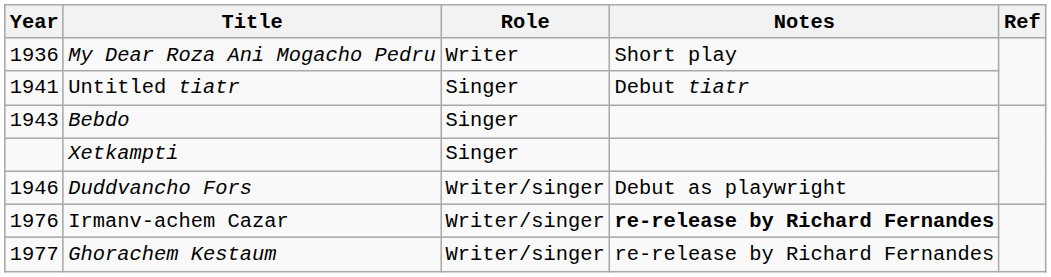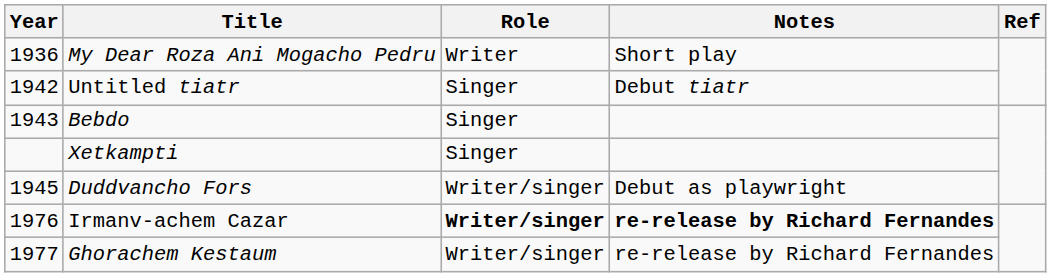(34, 88) 1941 -> (34, 88) 1942
(34, 188) 1946 -> (34, 188) 1945
(525, 221) normal -> (525, 221) bold
